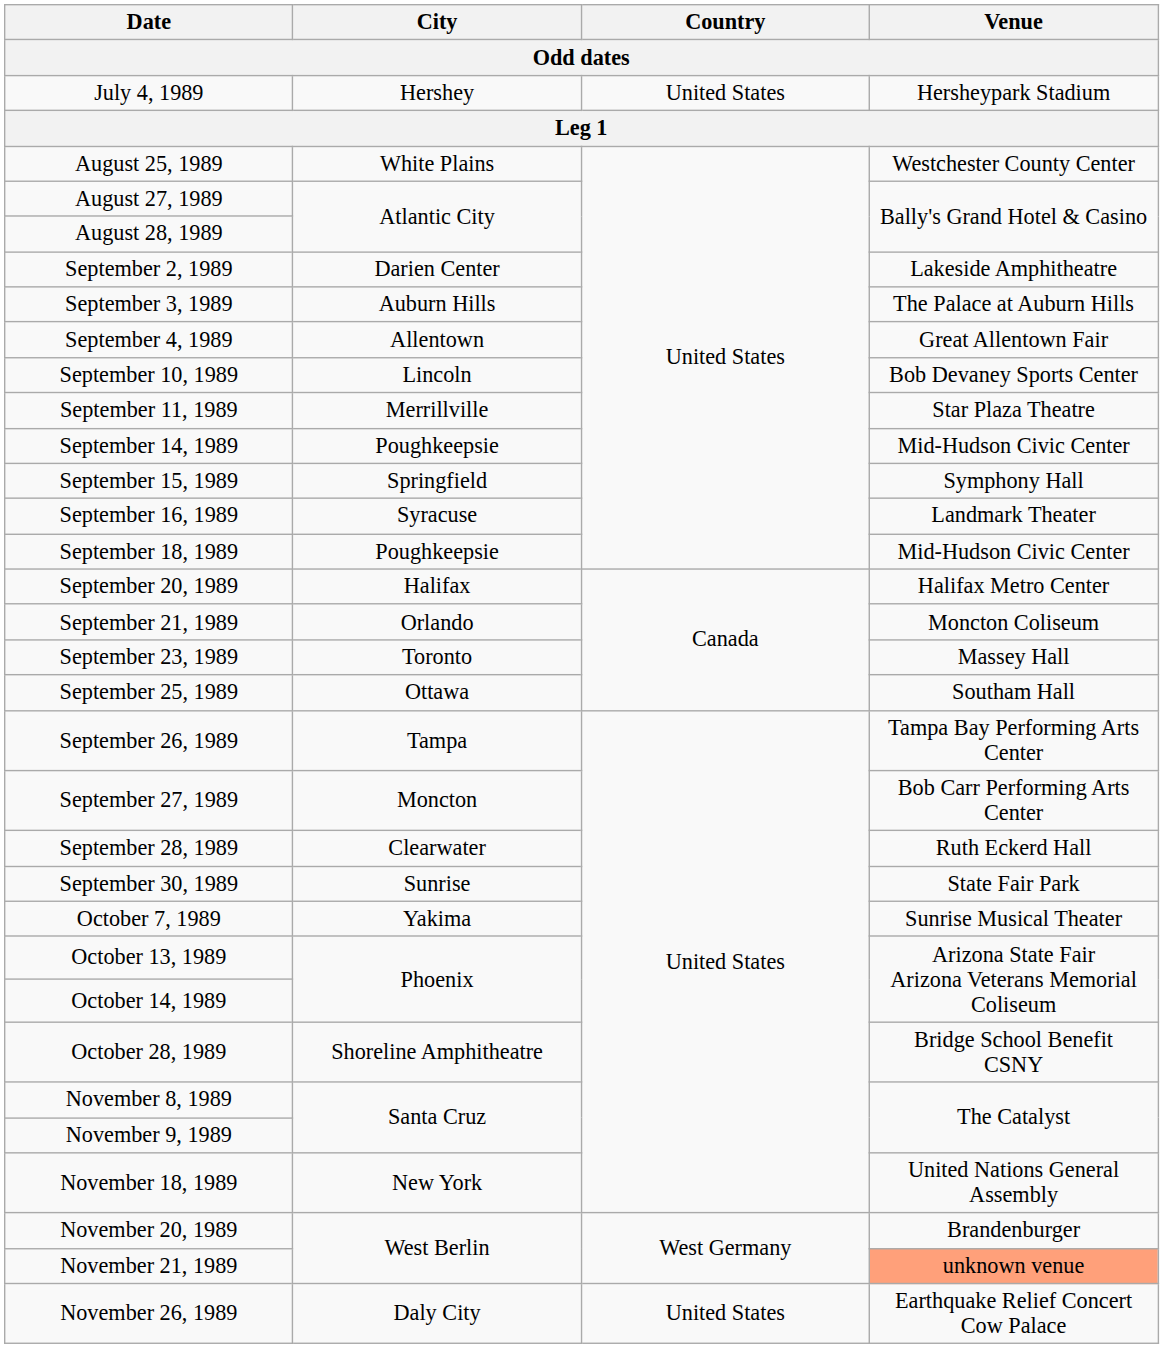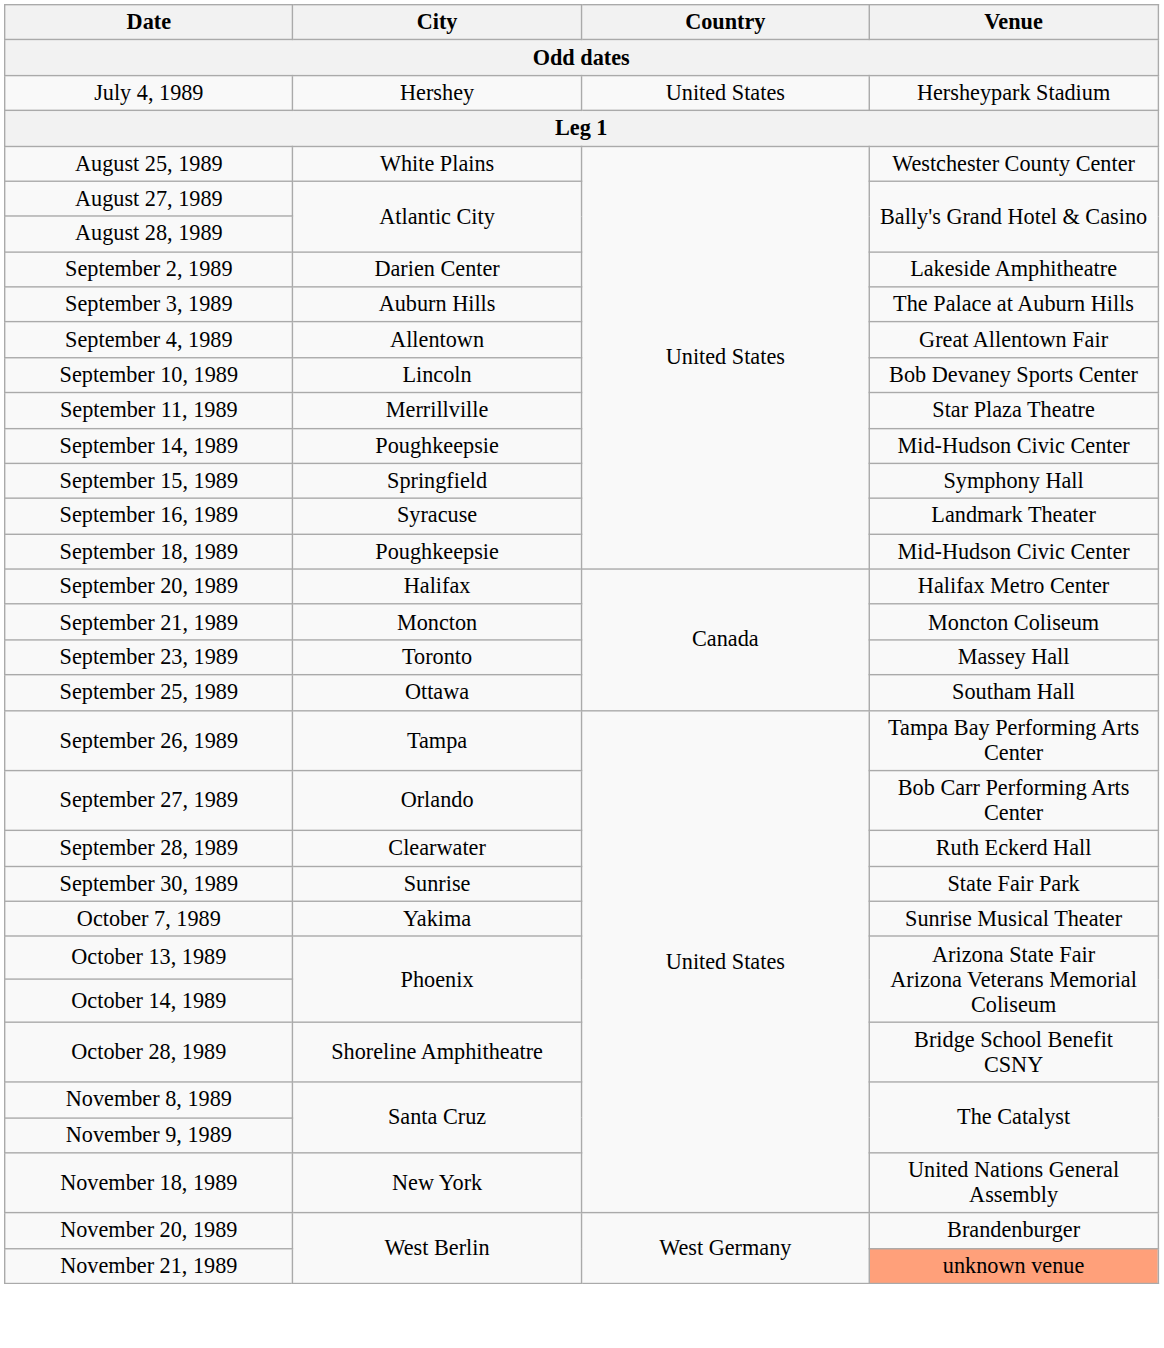(437, 621) Orlando -> (437, 621) Moncton
(437, 800) Moncton -> (437, 800) Orlando
- row: (149, 1313)
